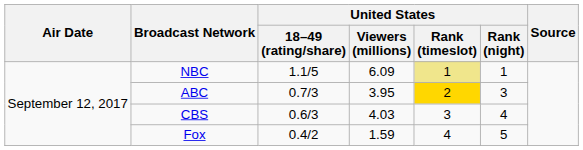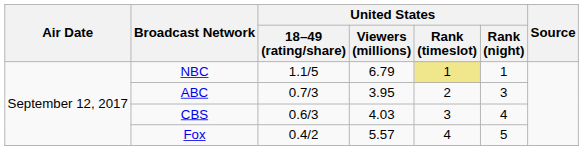(382, 72) 6.09 -> (382, 72) 6.79
(447, 93) gold background -> (447, 93) no background
(382, 135) 1.59 -> (382, 135) 5.57
